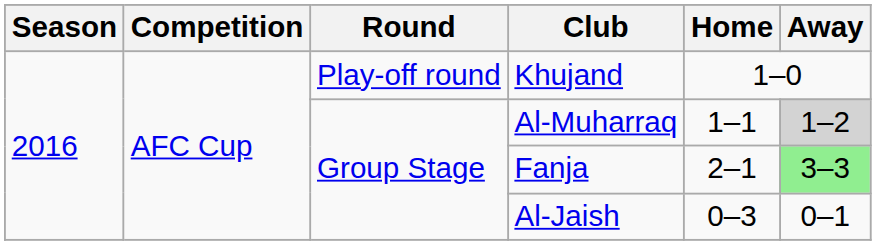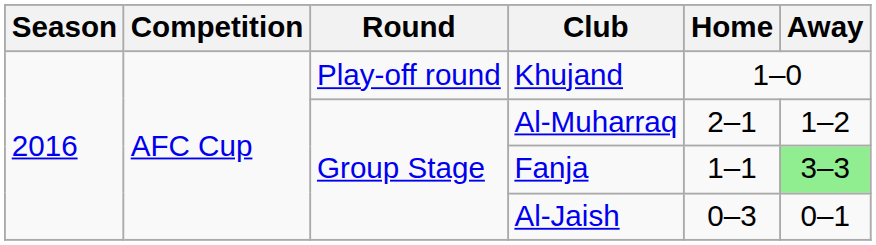(732, 121) 1–1 -> (732, 121) 2–1
(825, 121) lightgrey background -> (825, 121) no background
(732, 168) 2–1 -> (732, 168) 1–1
